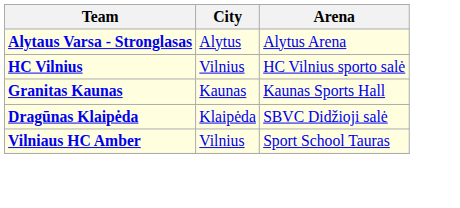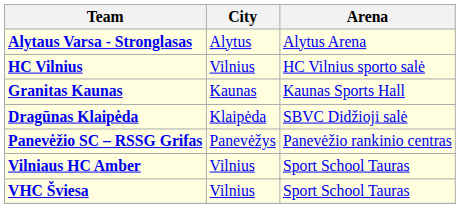+ row: (105, 141)
+ row: (48, 191)
